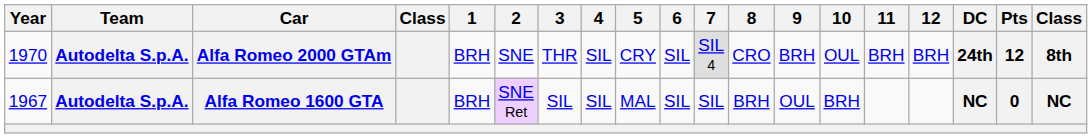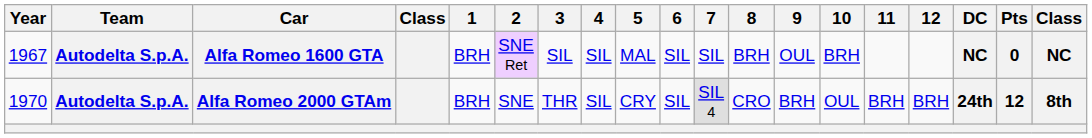rows swapped: (294, 101) <-> (294, 55)
